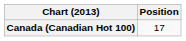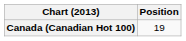(159, 28) 17 -> (159, 28) 19
